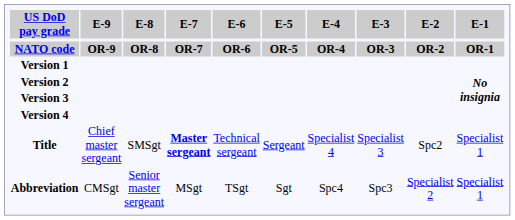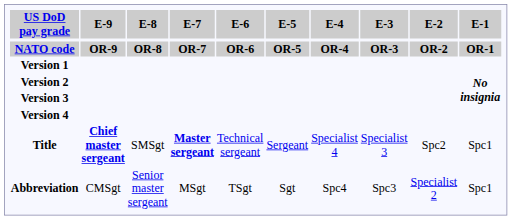(101, 145) normal -> (103, 145) bold
(480, 145) Specialist 1 -> (480, 145) Spc1
(480, 188) Specialist 1 -> (480, 188) Spc1
